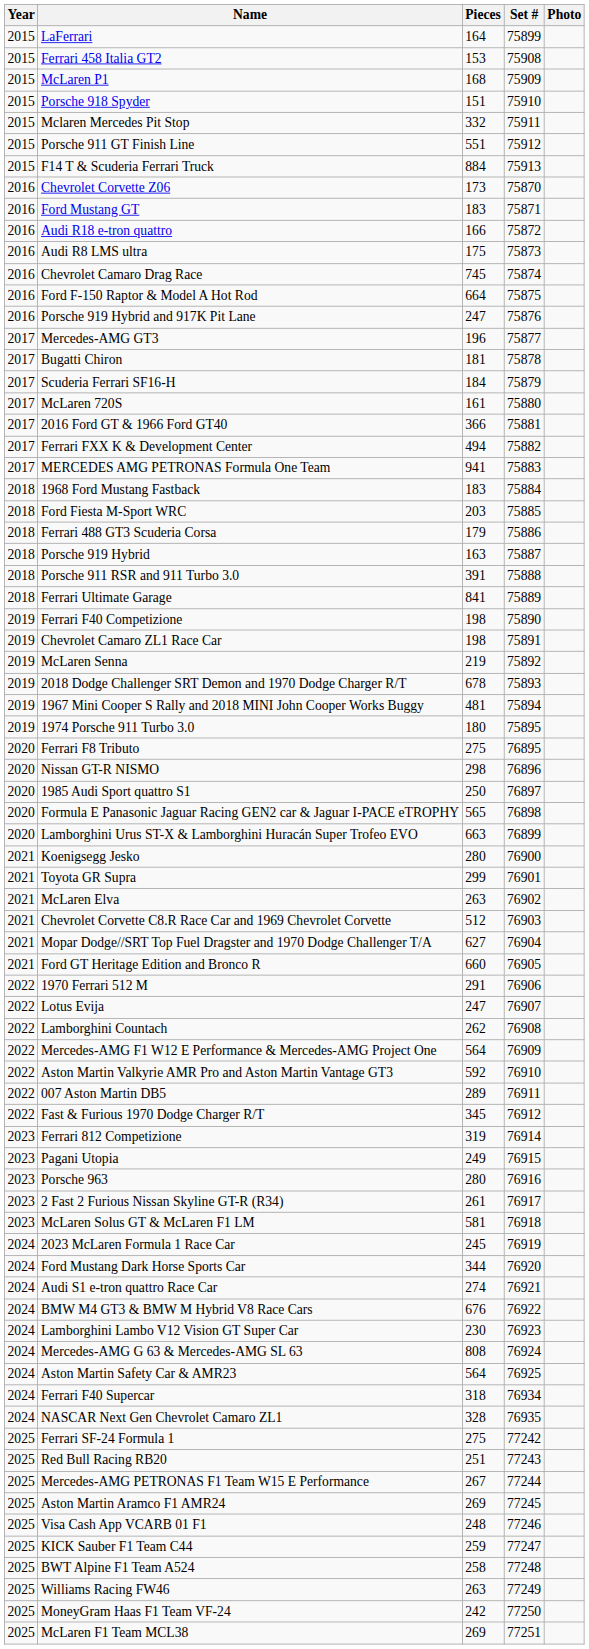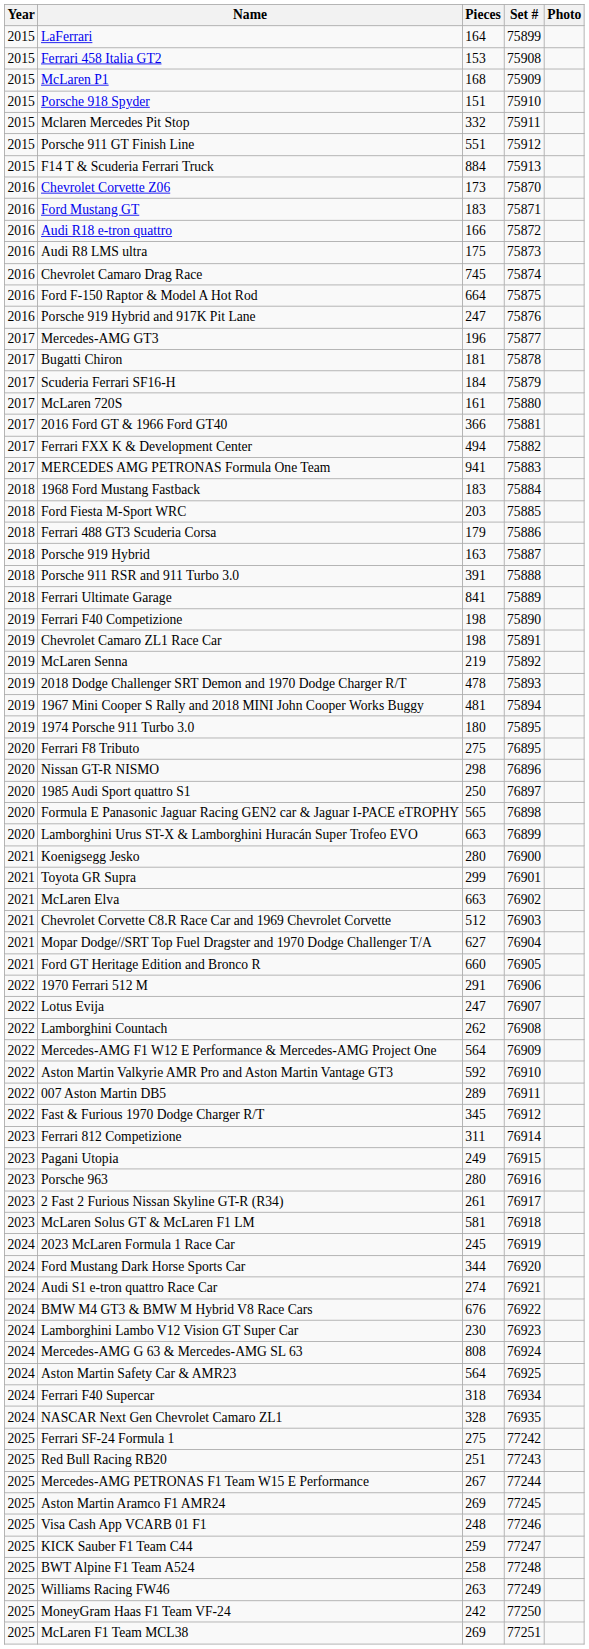(475, 683) 678 -> (475, 683) 478
(475, 899) 263 -> (475, 899) 663
(475, 1136) 319 -> (475, 1136) 311
